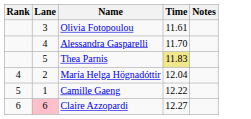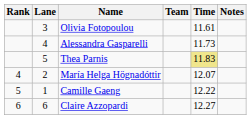+ column: (177, 12)
(176, 43) 11.70 -> (204, 43) 11.73
(176, 75) 12.04 -> (204, 75) 12.07
(45, 106) pink background -> (45, 106) no background
